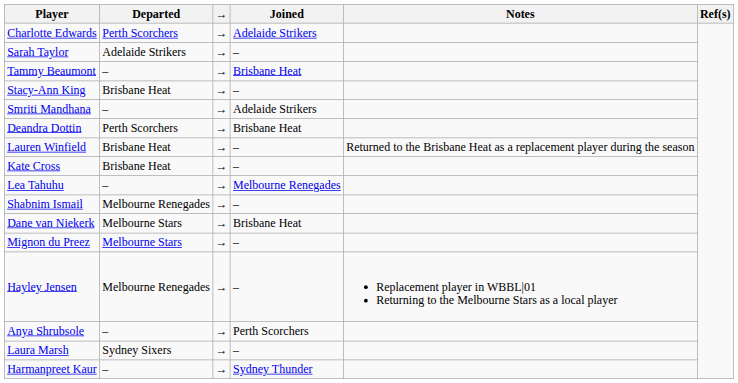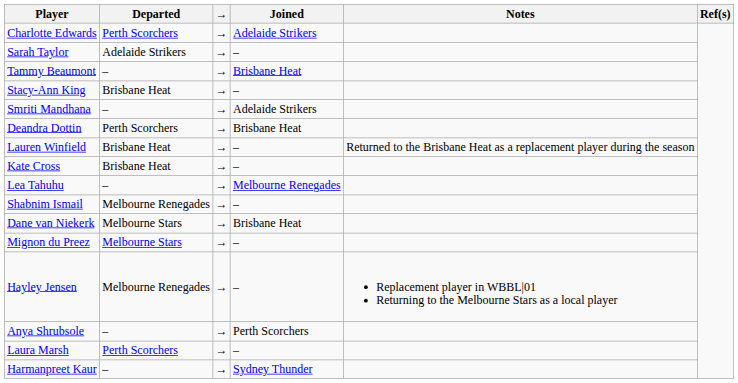(137, 350) Sydney Sixers -> (140, 350) Perth Scorchers
